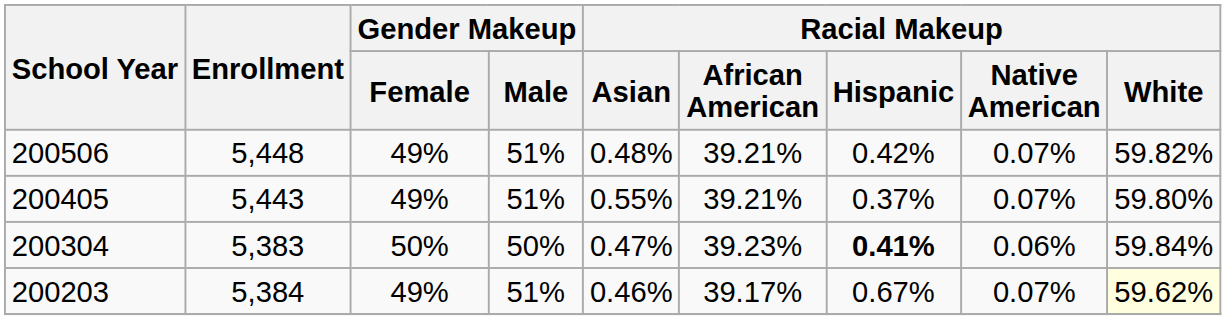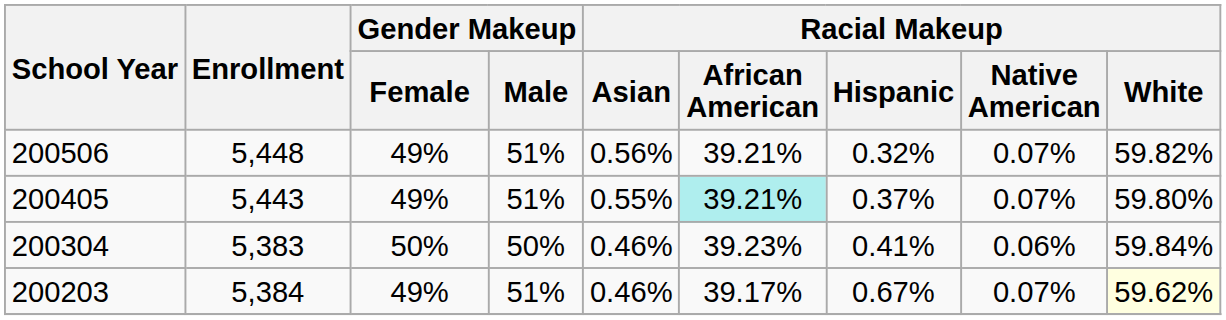(631, 153) 0.48% -> (631, 153) 0.56%
(893, 153) 0.42% -> (893, 153) 0.32%
(753, 199) no background -> (753, 199) paleturquoise background
(631, 246) 0.47% -> (631, 246) 0.46%
(893, 246) bold -> (893, 246) normal
